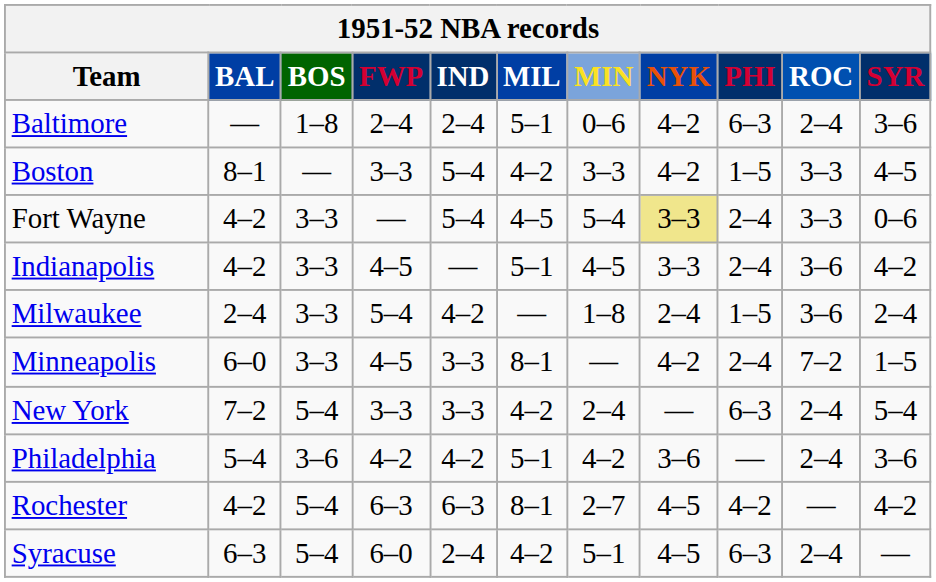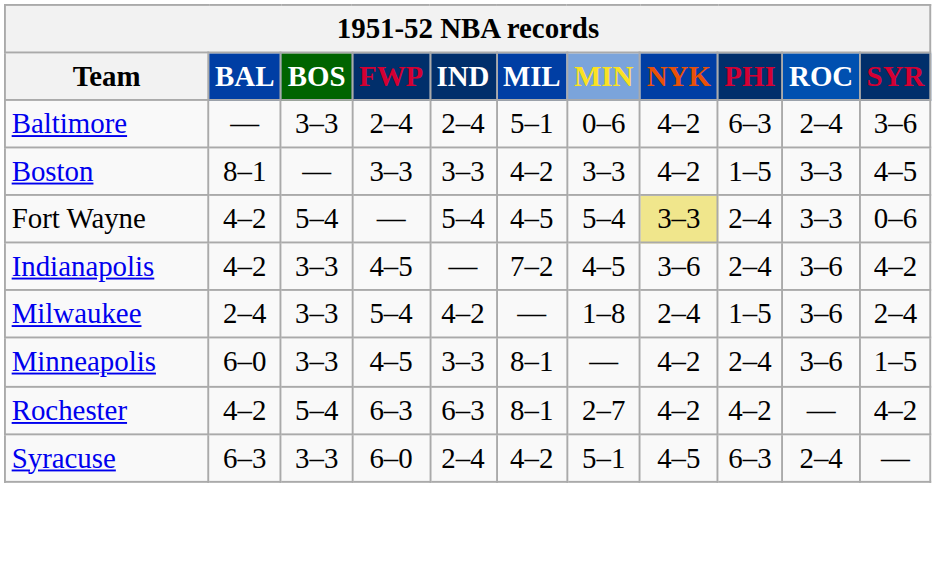(317, 123) 1–8 -> (317, 123) 3–3
(463, 171) 5–4 -> (463, 171) 3–3
(317, 218) 3–3 -> (317, 218) 5–4
(532, 266) 5–1 -> (532, 266) 7–2
(679, 266) 3–3 -> (679, 266) 3–6
(821, 361) 7–2 -> (821, 361) 3–6
- row: (70, 409)
- row: (84, 457)
(679, 504) 4–5 -> (679, 409) 4–2
(317, 552) 5–4 -> (317, 457) 3–3
